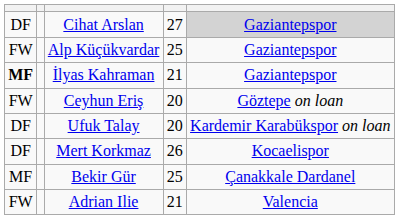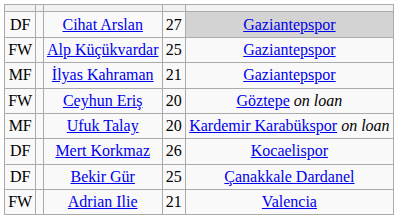(21, 75) bold -> (20, 75) normal
(21, 126) DF -> (20, 126) MF
(21, 176) MF -> (20, 176) DF
